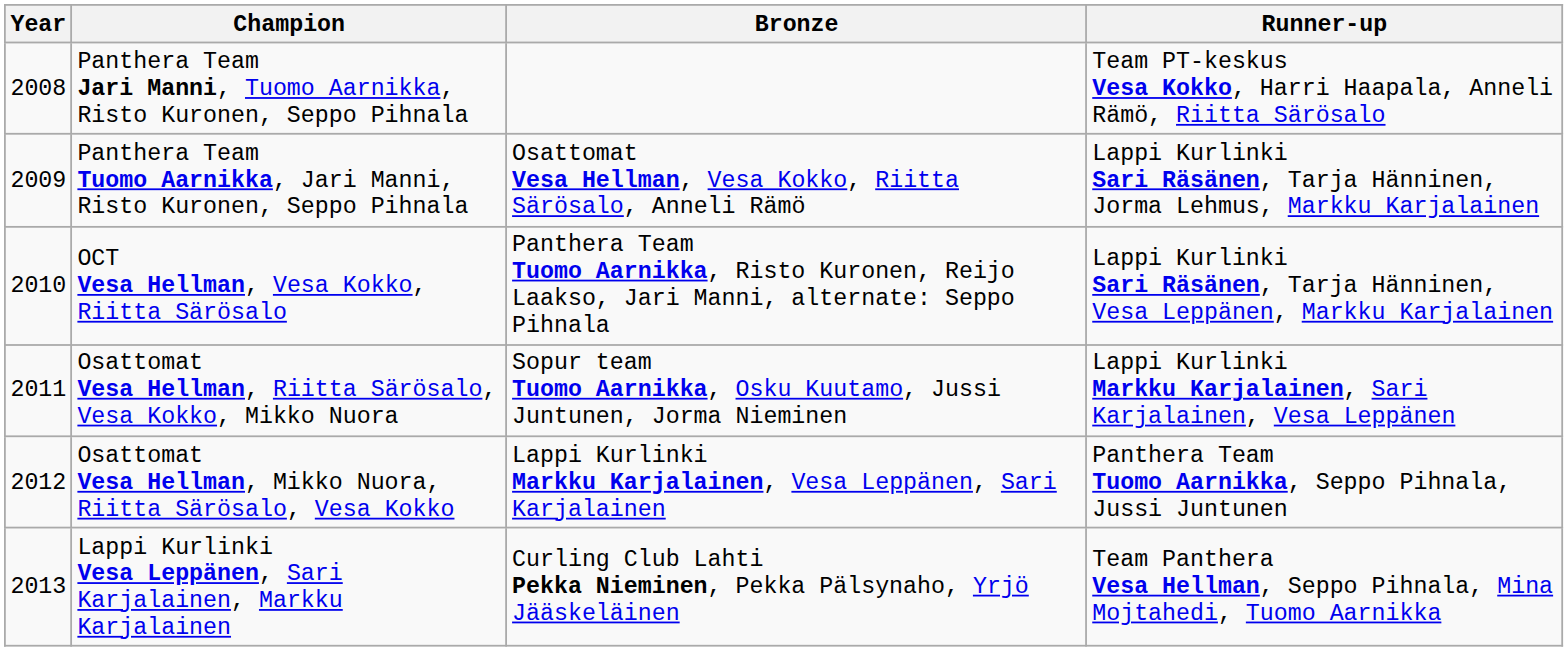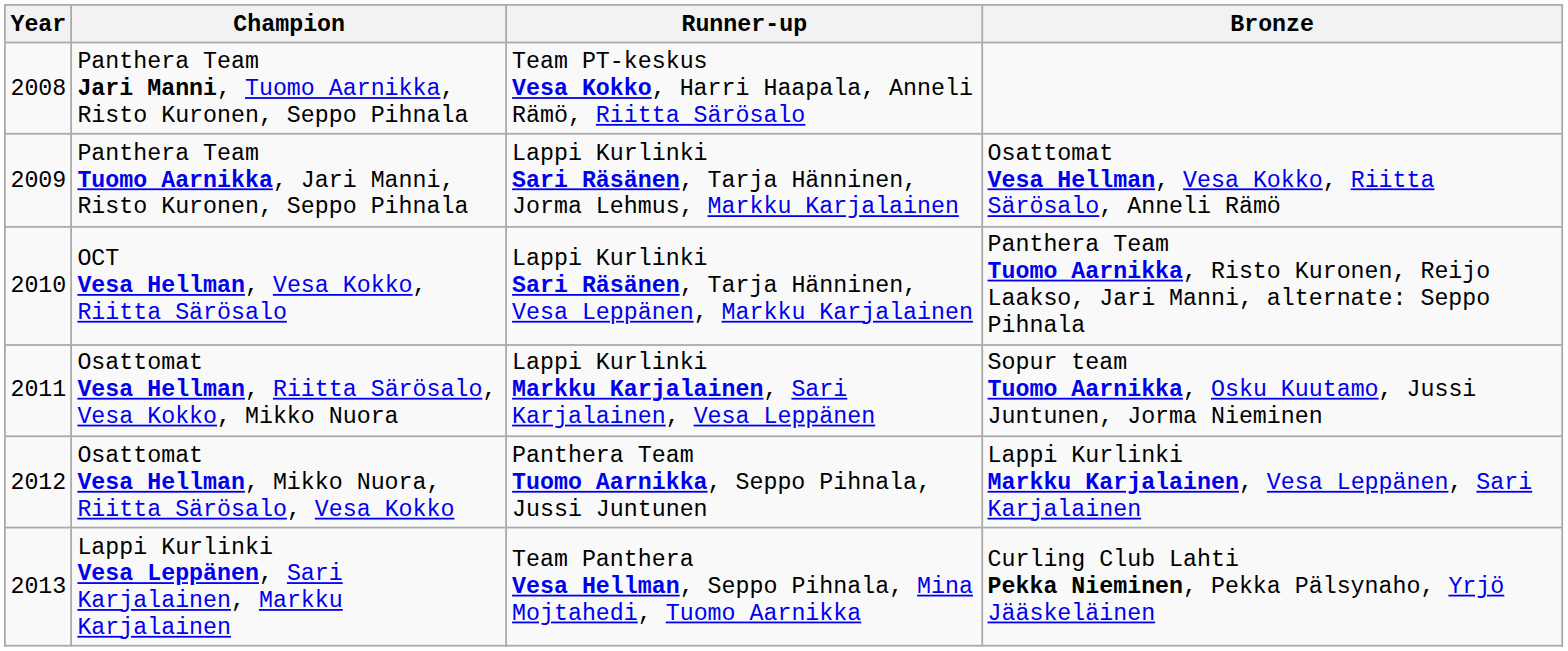columns swapped: (1324, 24) <-> (797, 24)
